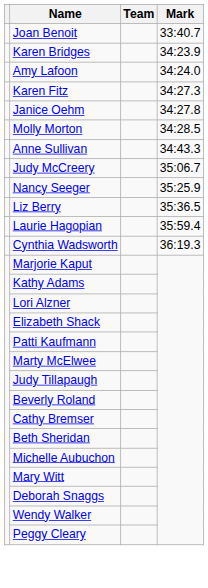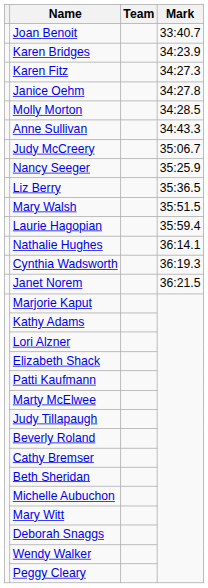- row: (45, 71)
+ row: (45, 206)
+ row: (58, 245)
+ row: (48, 284)
